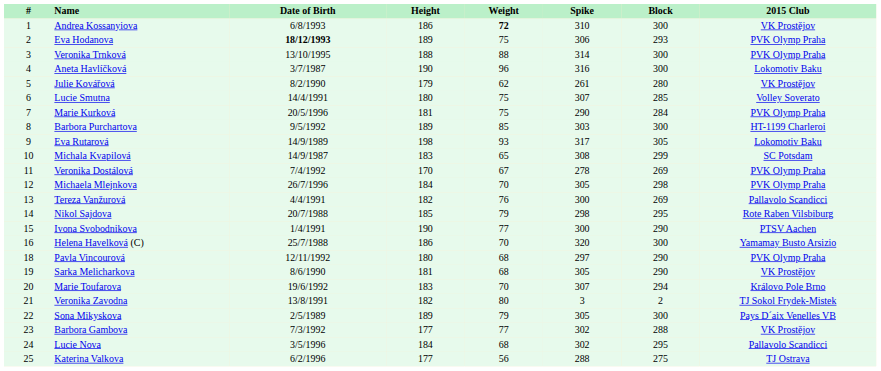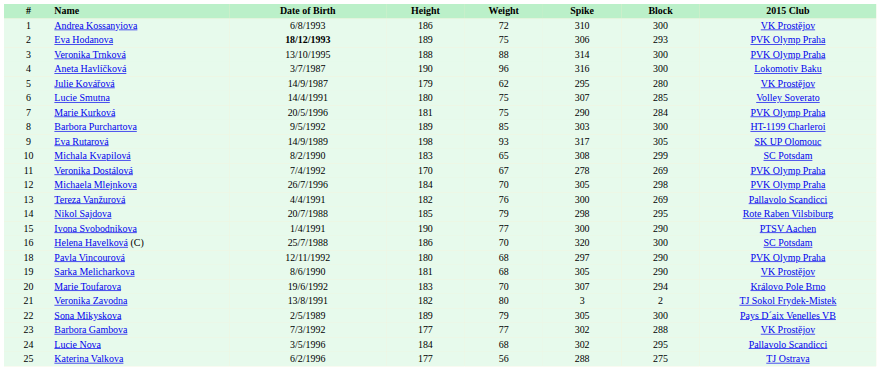(504, 25) bold -> (504, 25) normal
(308, 83) 8/2/1990 -> (308, 83) 14/9/1987
(582, 83) 261 -> (582, 83) 295
(788, 141) Lokomotiv Baku -> (788, 141) SK UP Olomouc
(308, 156) 14/9/1987 -> (308, 156) 8/2/1990
(788, 243) Yamamay Busto Arsizio -> (788, 243) SC Potsdam
